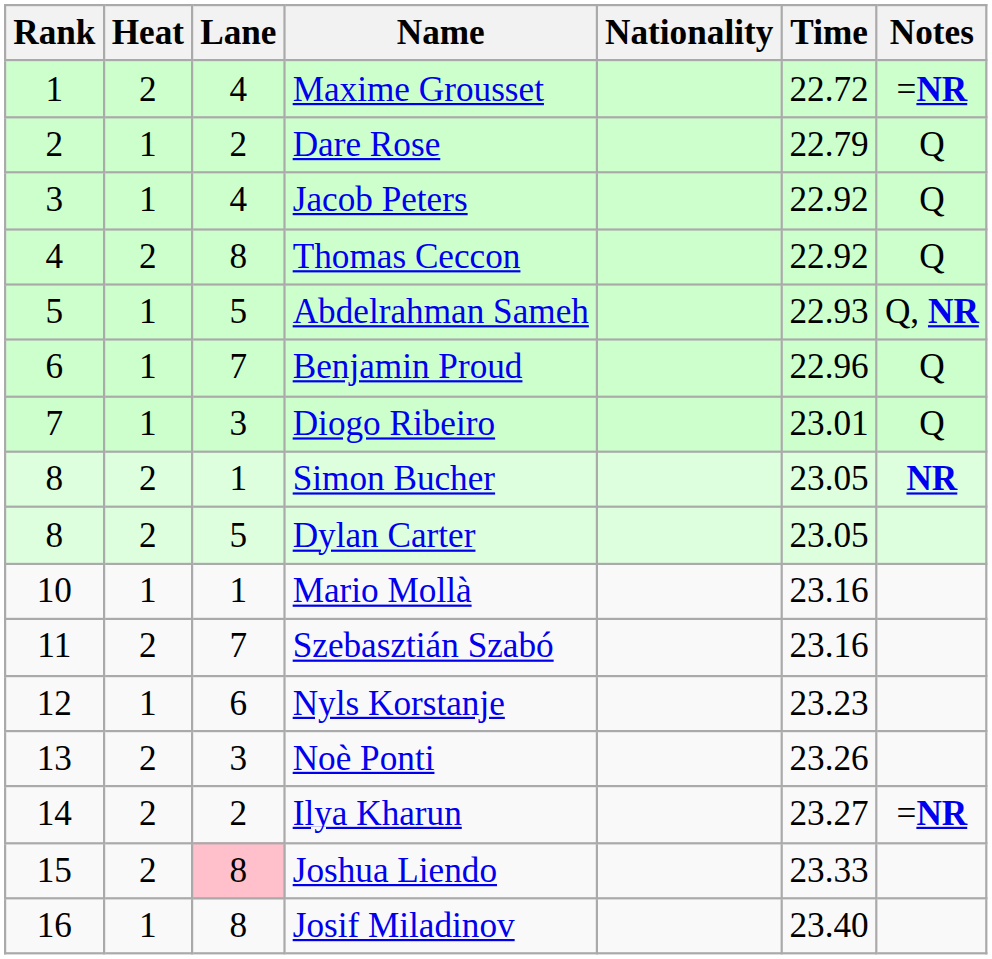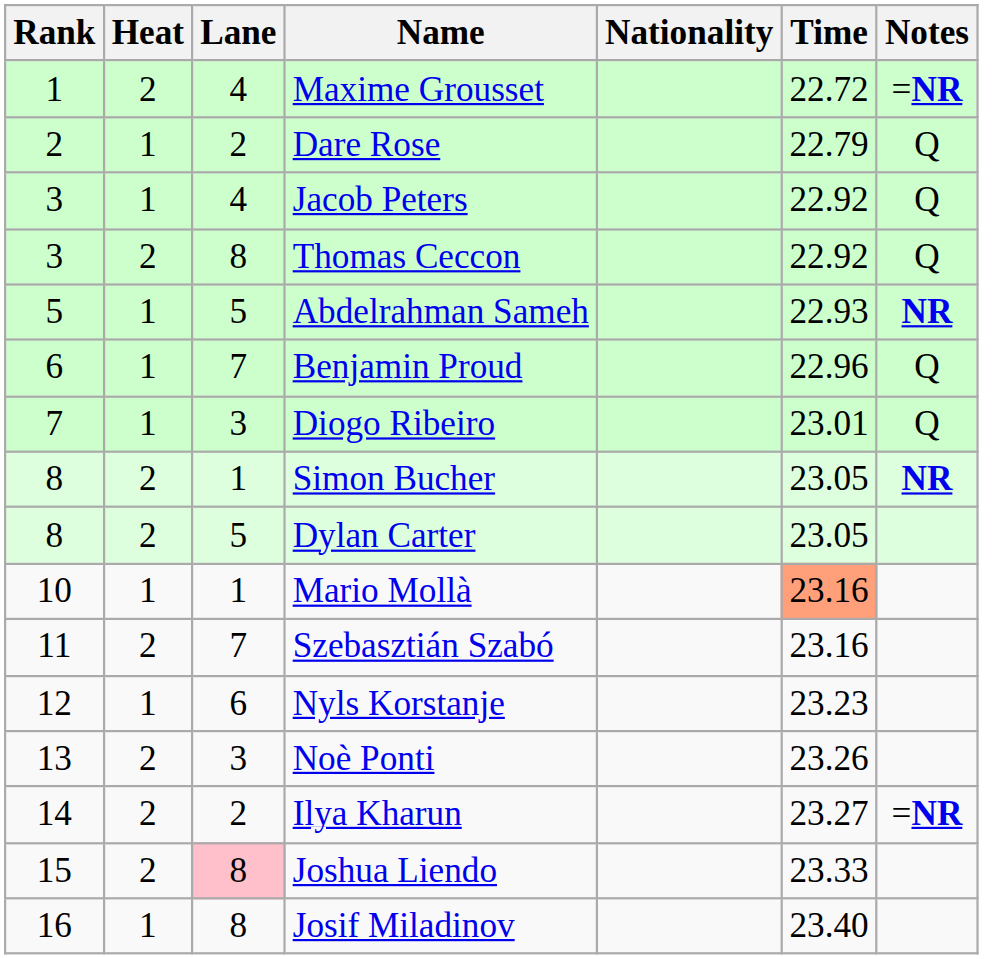(54, 255) 4 -> (54, 255) 3
(932, 311) Q, NR -> (927, 311) NR
(829, 590) no background -> (829, 590) lightsalmon background
